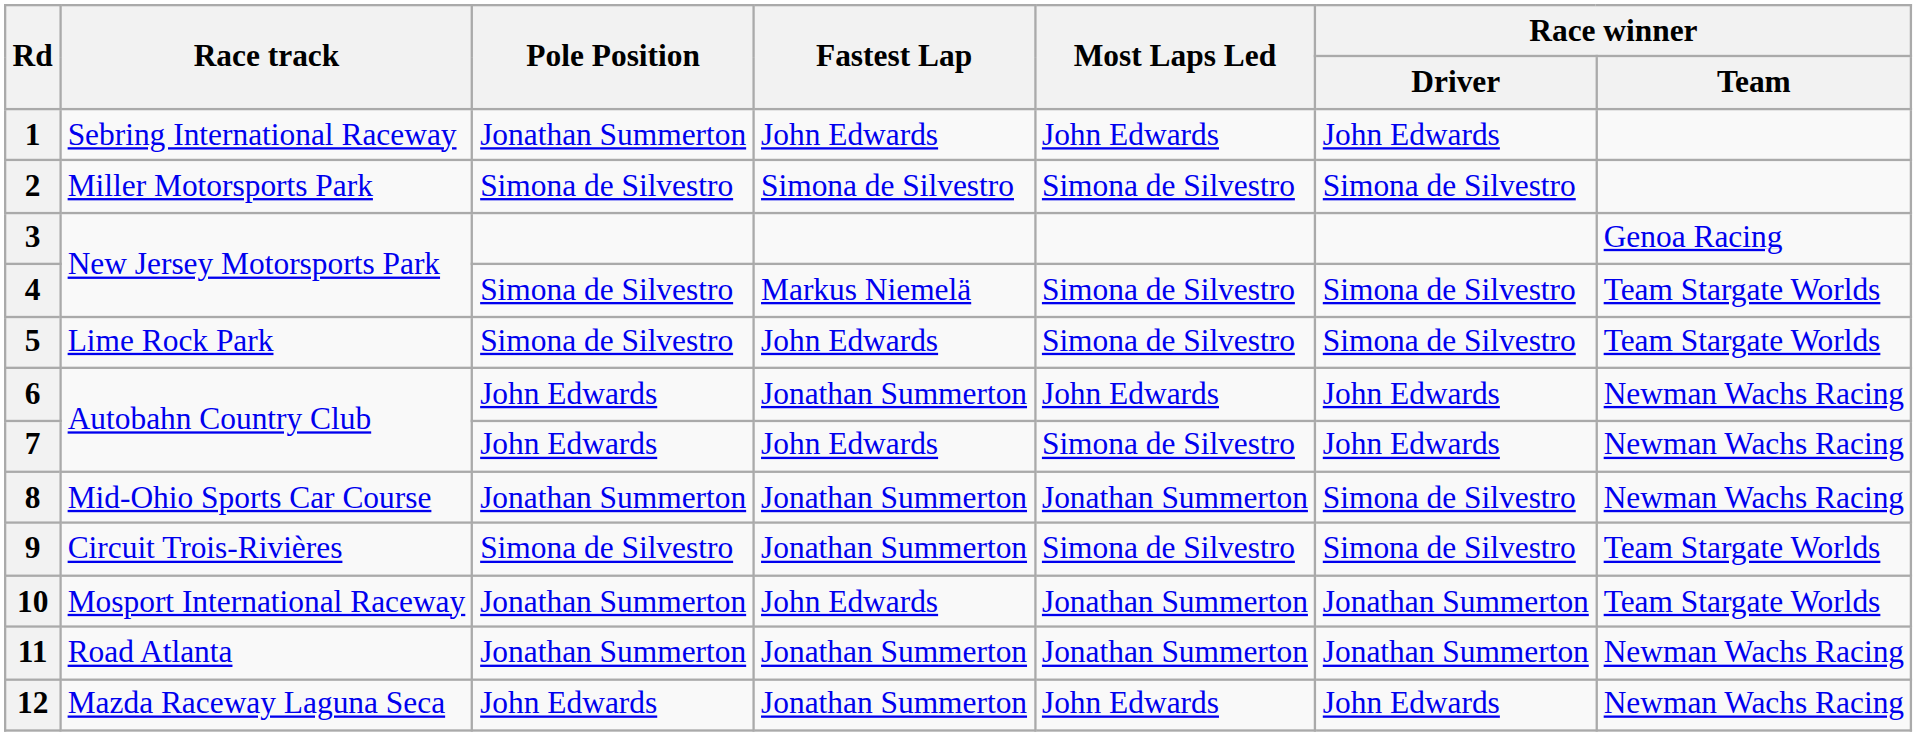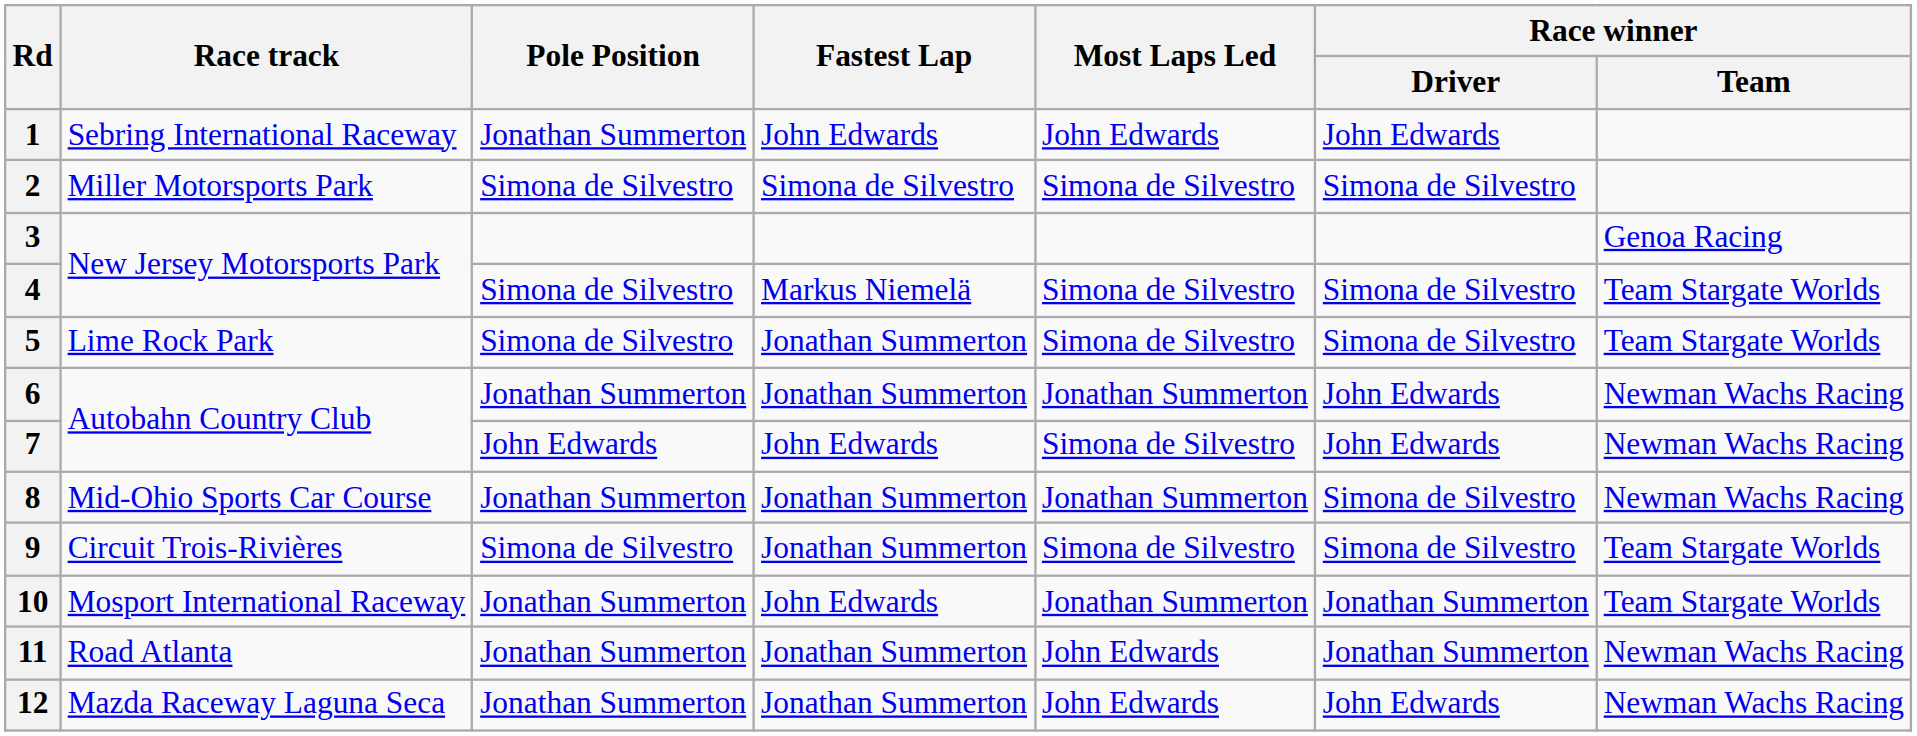(850, 340) John Edwards -> (894, 340) Jonathan Summerton
(569, 392) John Edwards -> (613, 392) Jonathan Summerton
(1130, 392) John Edwards -> (1175, 392) Jonathan Summerton
(1175, 651) Jonathan Summerton -> (1130, 651) John Edwards
(569, 703) John Edwards -> (613, 703) Jonathan Summerton
